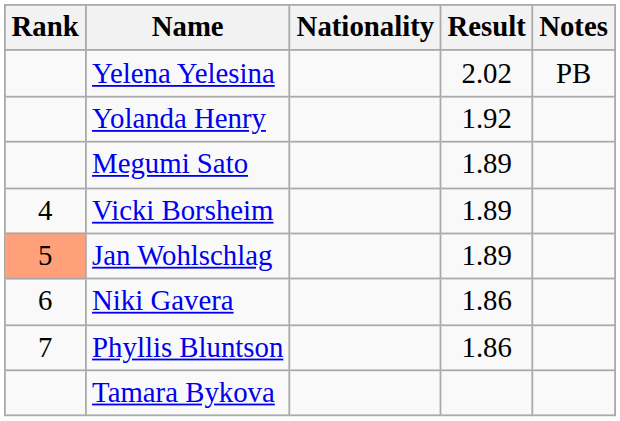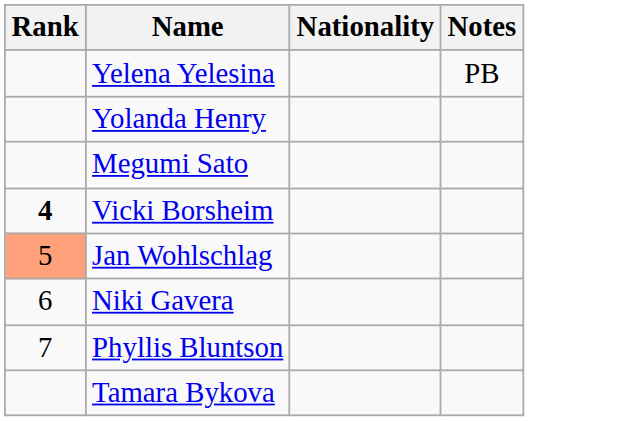- column: (487, 27)
(45, 210) normal -> (45, 210) bold
